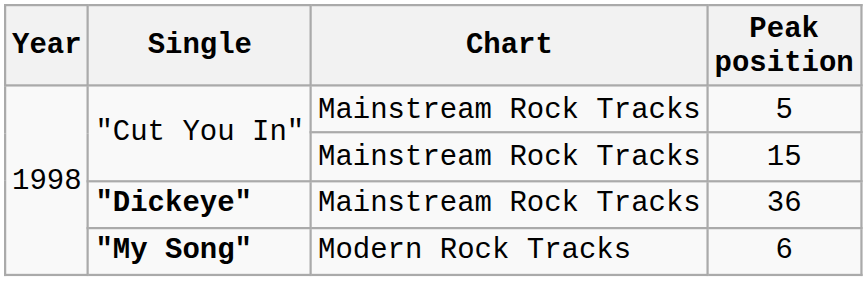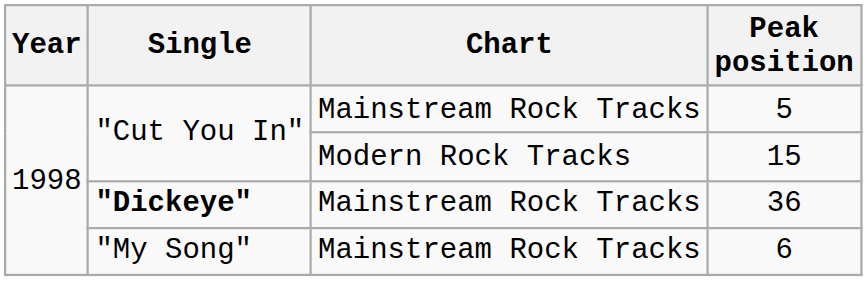(509, 157) Mainstream Rock Tracks -> (475, 157) Modern Rock Tracks
(174, 251) bold -> (174, 251) normal
(475, 251) Modern Rock Tracks -> (509, 251) Mainstream Rock Tracks
